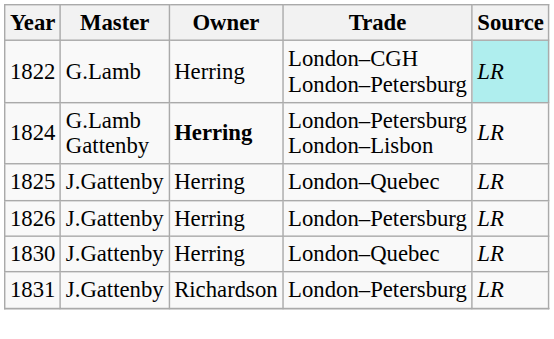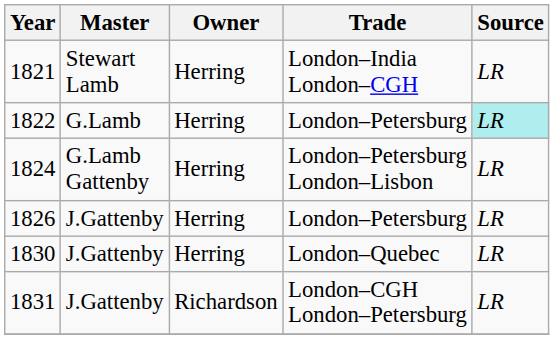+ row: (33, 71)
(377, 71) London–CGH London–Petersburg -> (377, 120) London–Petersburg
(213, 132) bold -> (209, 168) normal
- row: (33, 181)
(377, 289) London–Petersburg -> (377, 302) London–CGH London–Petersburg
